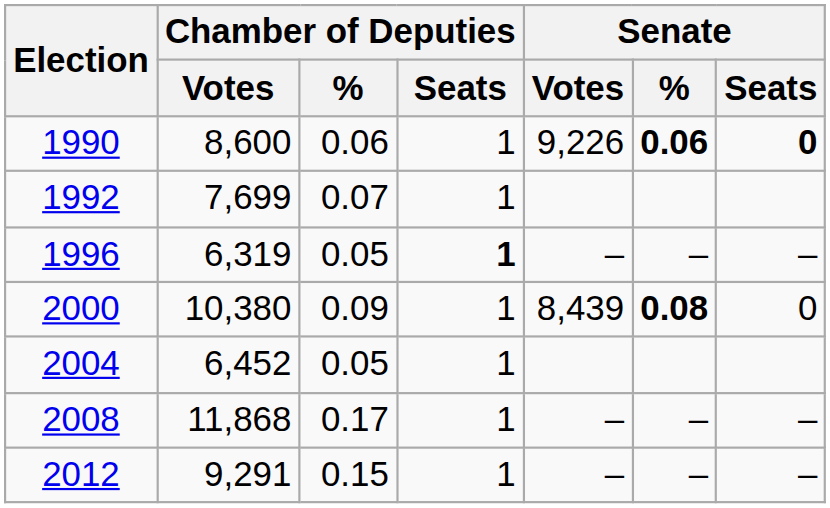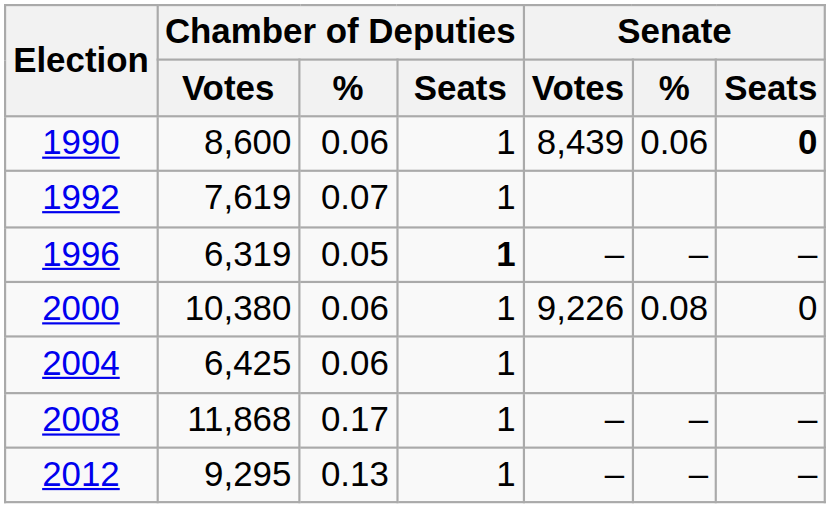(581, 142) 9,226 -> (581, 142) 8,439
(674, 142) bold -> (674, 142) normal
(248, 198) 7,699 -> (248, 198) 7,619
(355, 308) 0.09 -> (355, 308) 0.06
(581, 308) 8,439 -> (581, 308) 9,226
(674, 308) bold -> (674, 308) normal
(248, 364) 6,452 -> (248, 364) 6,425
(355, 364) 0.05 -> (355, 364) 0.06
(248, 474) 9,291 -> (248, 474) 9,295
(355, 474) 0.15 -> (355, 474) 0.13
